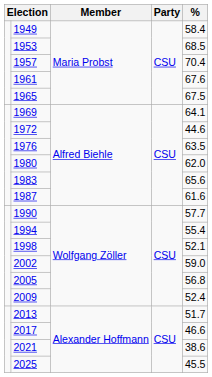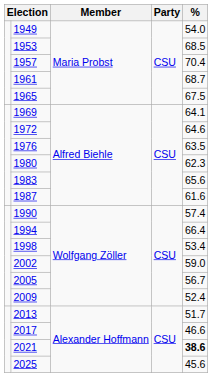(195, 29) 58.4 -> (195, 29) 54.0
(195, 79) 67.6 -> (195, 79) 68.7
(195, 130) 44.6 -> (195, 130) 64.6
(195, 163) 62.0 -> (195, 163) 62.3
(195, 213) 57.7 -> (195, 213) 57.4
(195, 230) 55.4 -> (195, 230) 66.4
(195, 247) 52.1 -> (195, 247) 53.4
(195, 280) 56.8 -> (195, 280) 56.7
(195, 347) normal -> (195, 347) bold
(195, 364) 45.5 -> (195, 364) 45.6
